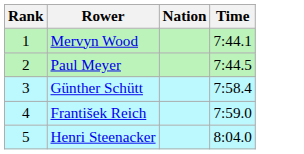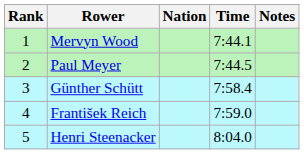+ column: (277, 16)
